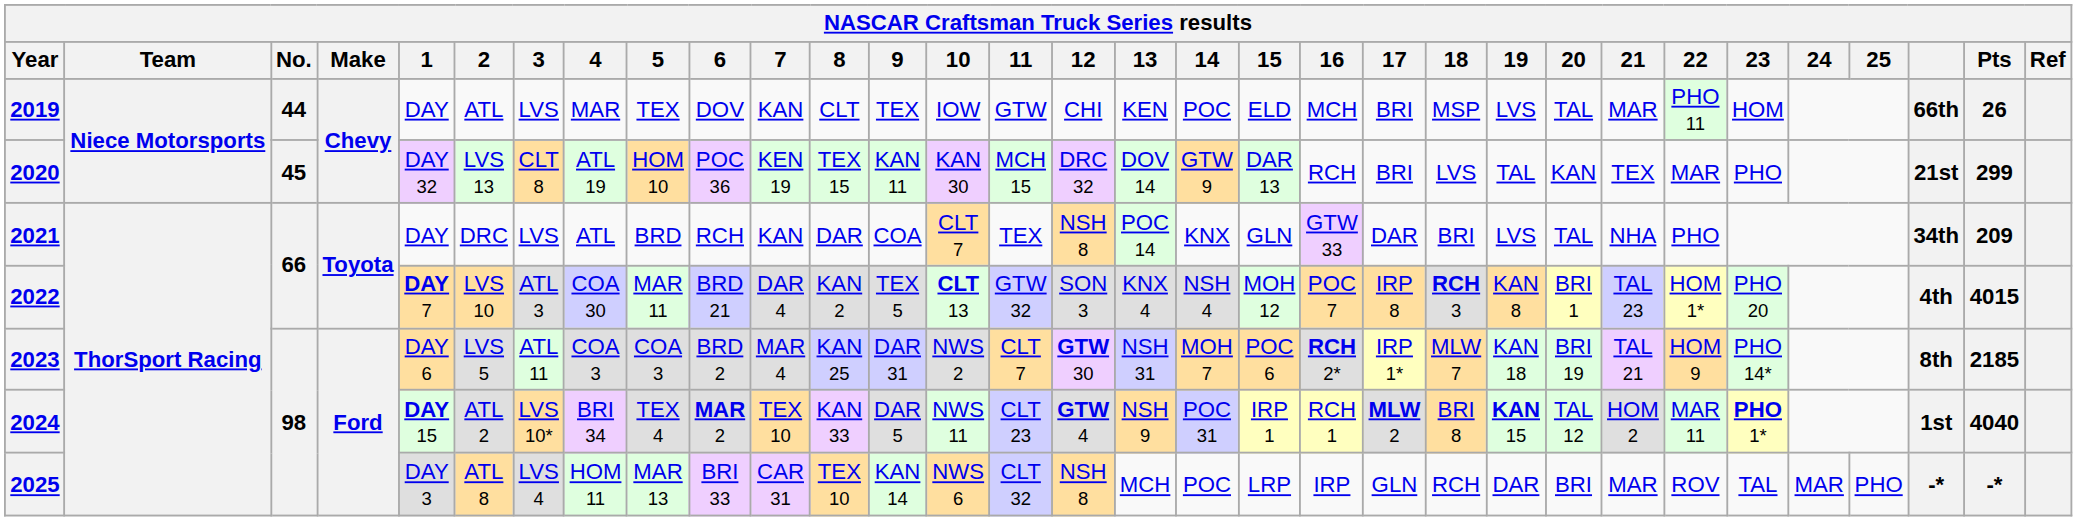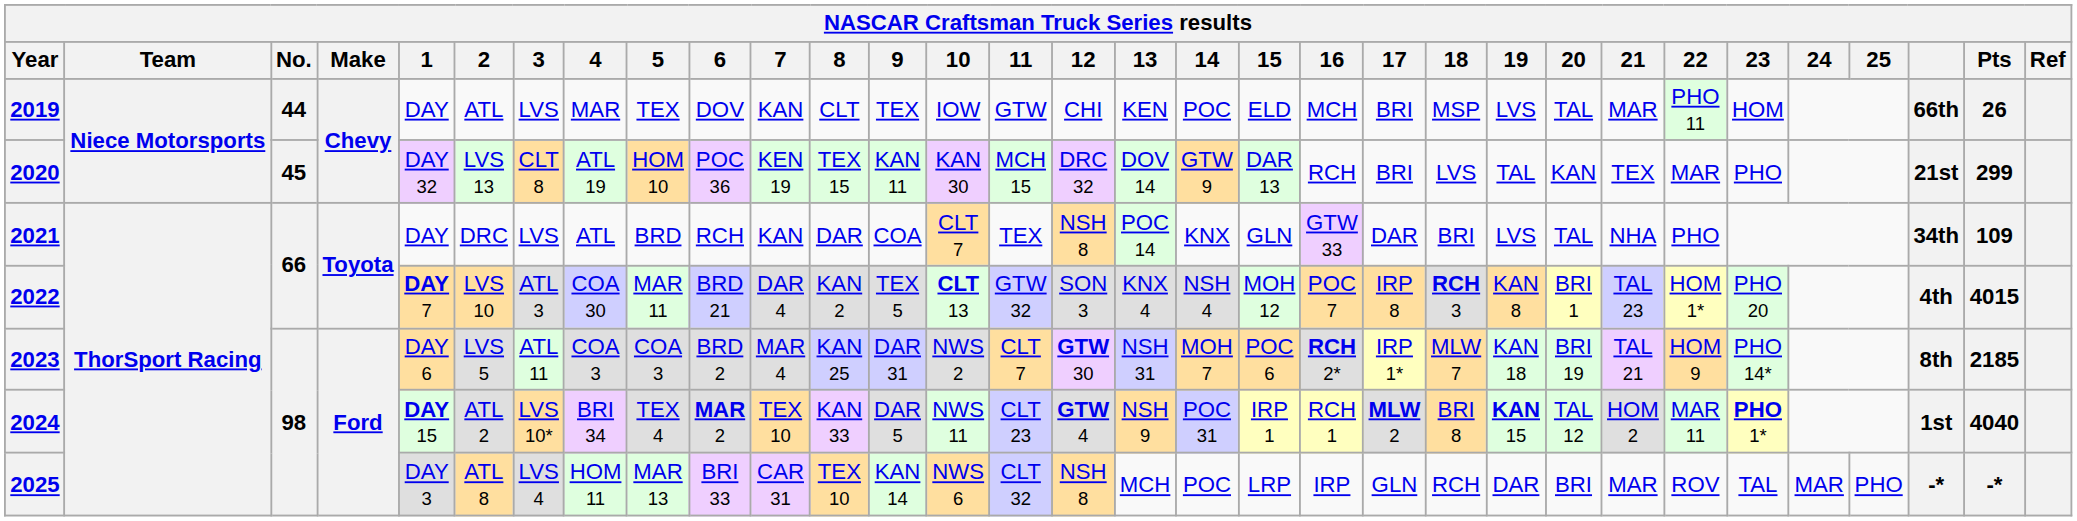(1994, 234) 209 -> (1994, 234) 109
